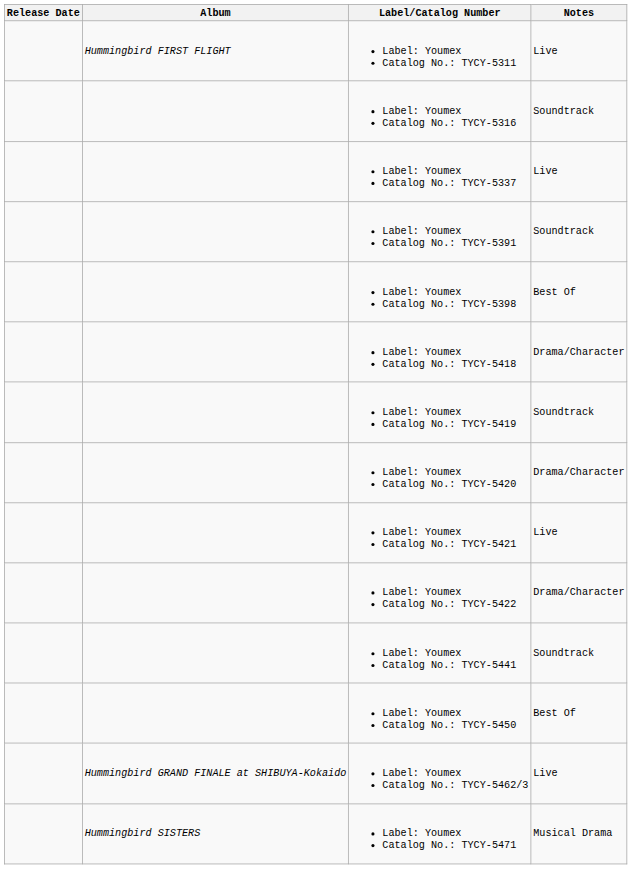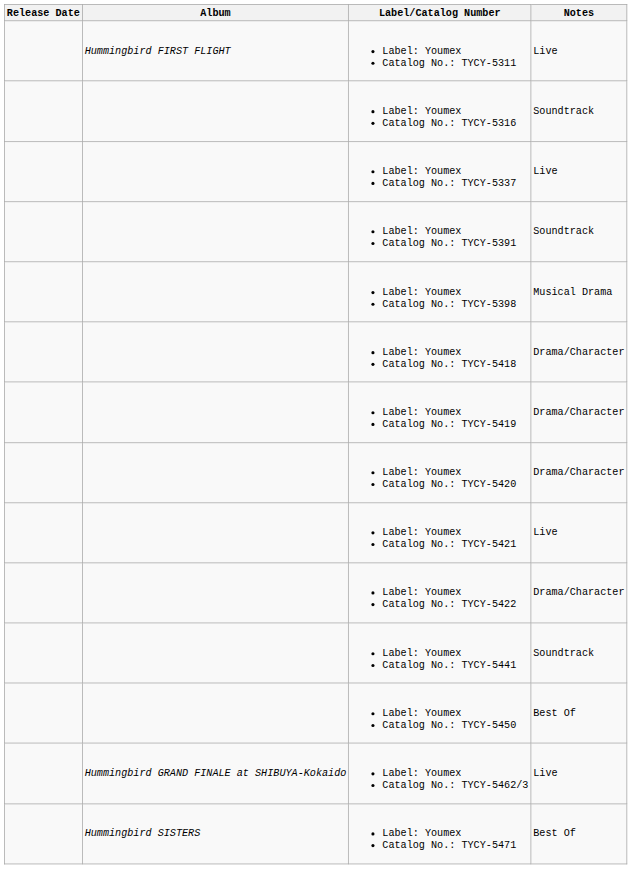(555, 292) Best Of -> (573, 292) Musical Drama
(564, 412) Soundtrack -> (579, 412) Drama/Character
(573, 834) Musical Drama -> (555, 834) Best Of
